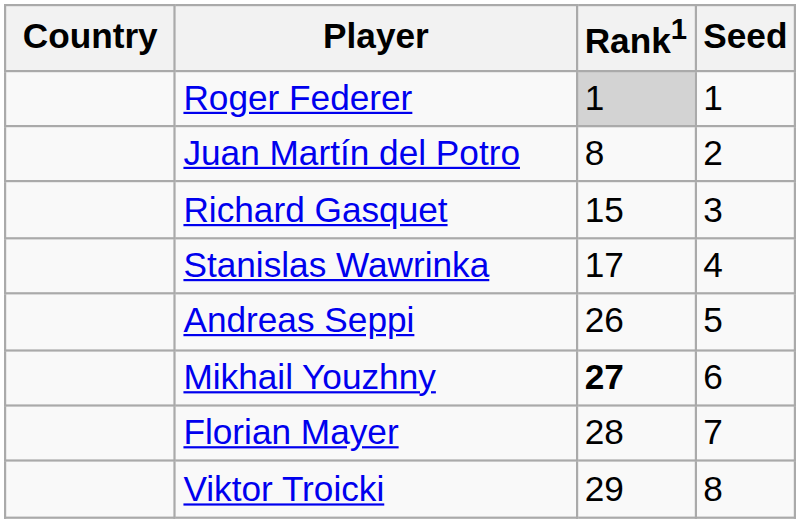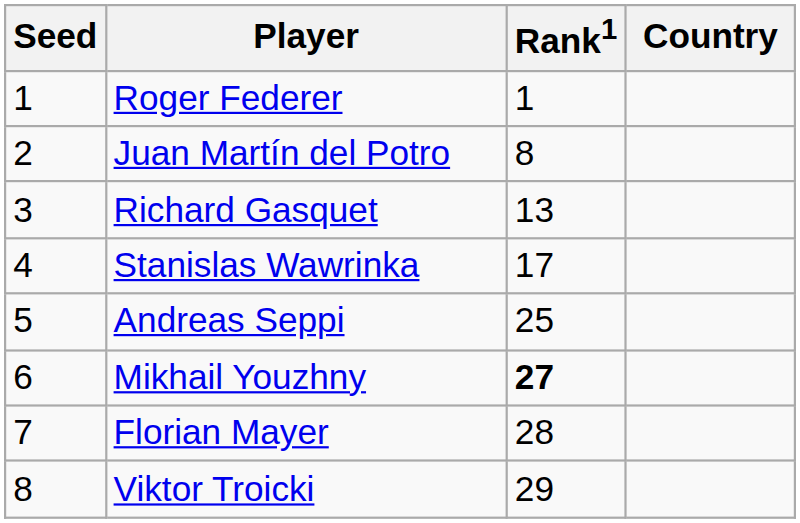columns swapped: (90, 37) <-> (745, 37)
(594, 97) lightgrey background -> (525, 97) no background
(604, 209) 15 -> (534, 209) 13
(604, 321) 26 -> (534, 321) 25
